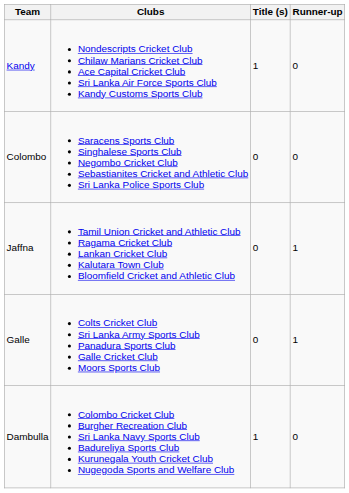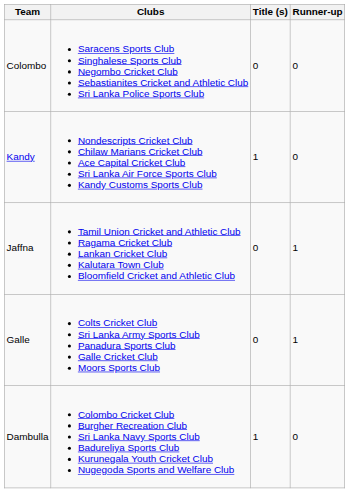rows swapped: (21, 65) <-> (26, 157)
